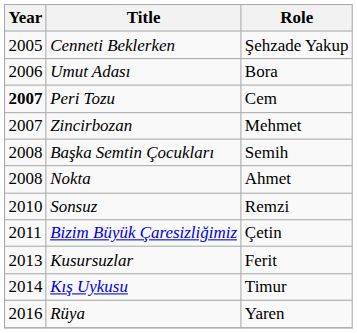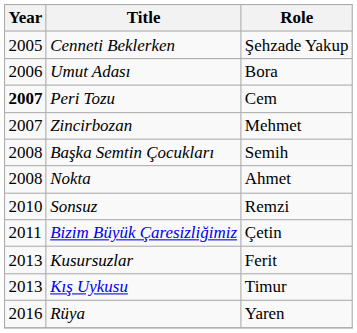(25, 286) 2014 -> (25, 286) 2013
